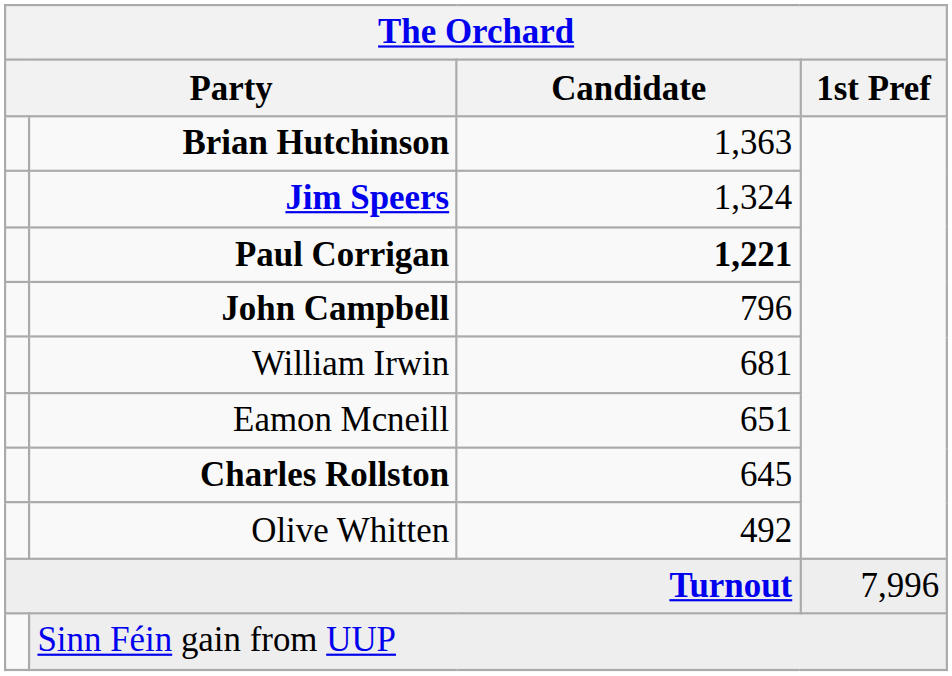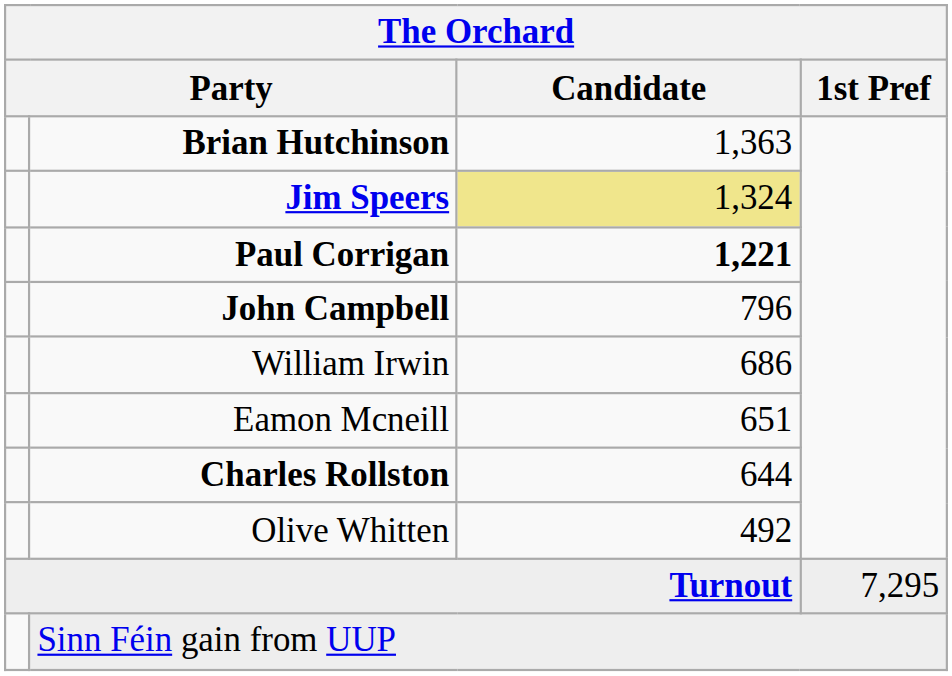(753, 198) no background -> (753, 198) khaki background
(766, 364) 681 -> (766, 364) 686
(766, 474) 645 -> (766, 474) 644
(900, 585) 7,996 -> (900, 585) 7,295
